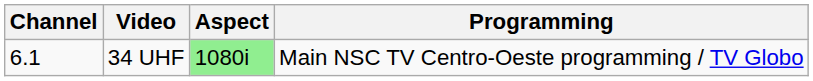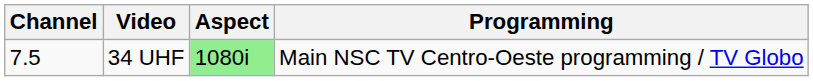(25, 57) 6.1 -> (25, 57) 7.5
